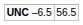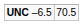(66, 12) 56.5 -> (66, 12) 70.5
